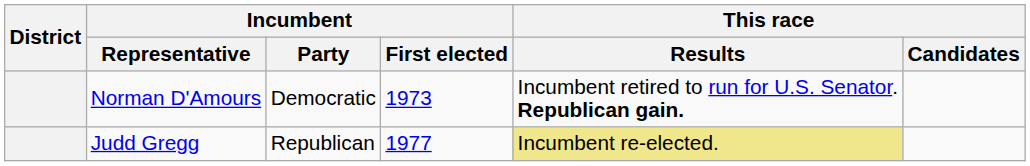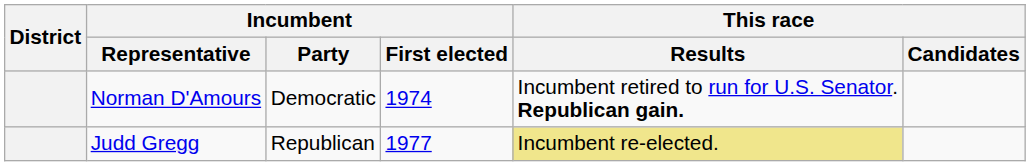(409, 98) 1973 -> (409, 98) 1974
